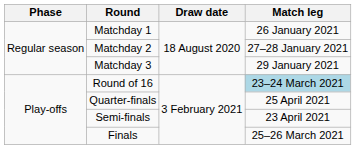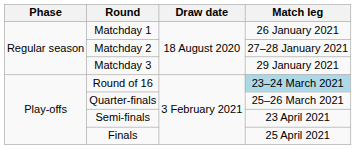(298, 100) 25 April 2021 -> (298, 100) 25–26 March 2021
(298, 135) 25–26 March 2021 -> (298, 135) 25 April 2021
